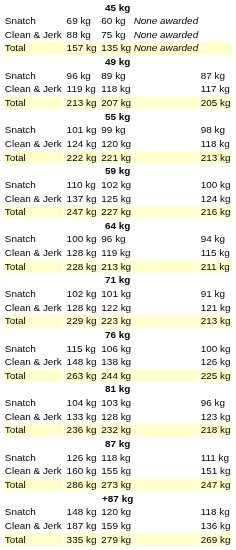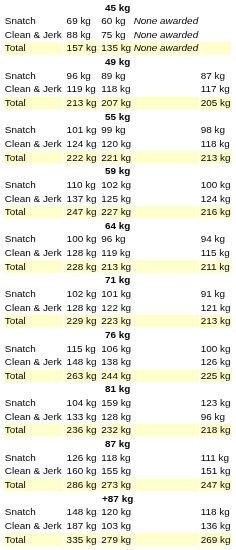(116, 403) 103 kg -> (116, 403) 159 kg
(213, 403) 96 kg -> (216, 403) 123 kg
(216, 416) 123 kg -> (213, 416) 96 kg
(116, 525) 159 kg -> (116, 525) 103 kg
